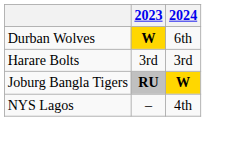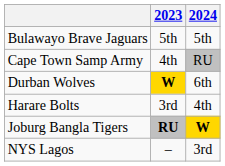+ row: (78, 37)
+ row: (75, 60)
(183, 60) 3rd -> (203, 104) 4th
(183, 104) 4th -> (203, 149) 3rd
